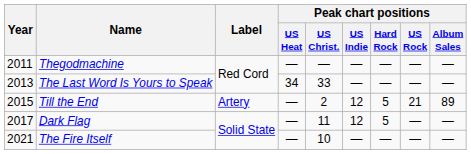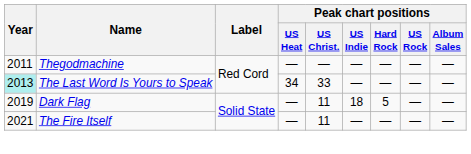(20, 83) no background -> (20, 83) paleturquoise background
- row: (68, 102)
(20, 121) 2017 -> (20, 102) 2019
(356, 121) 12 -> (356, 102) 18
(324, 139) 10 -> (324, 121) 11
